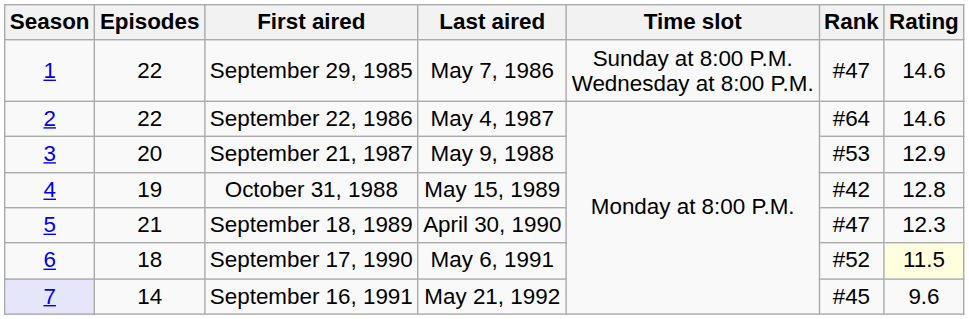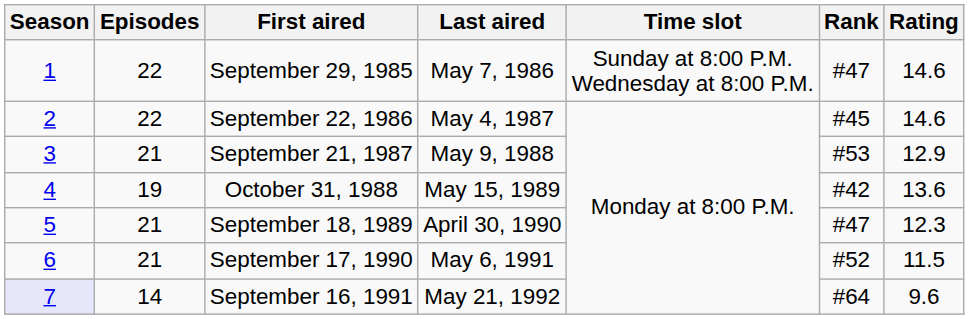(851, 118) #64 -> (851, 118) #45
(150, 154) 20 -> (150, 154) 21
(924, 189) 12.8 -> (924, 189) 13.6
(150, 260) 18 -> (150, 260) 21
(924, 260) lightyellow background -> (924, 260) no background
(851, 296) #45 -> (851, 296) #64
